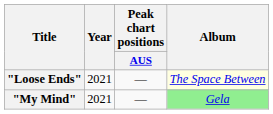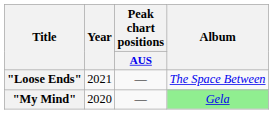(218, 79) lightyellow background -> (218, 79) no background
(100, 99) 2021 -> (100, 99) 2020
